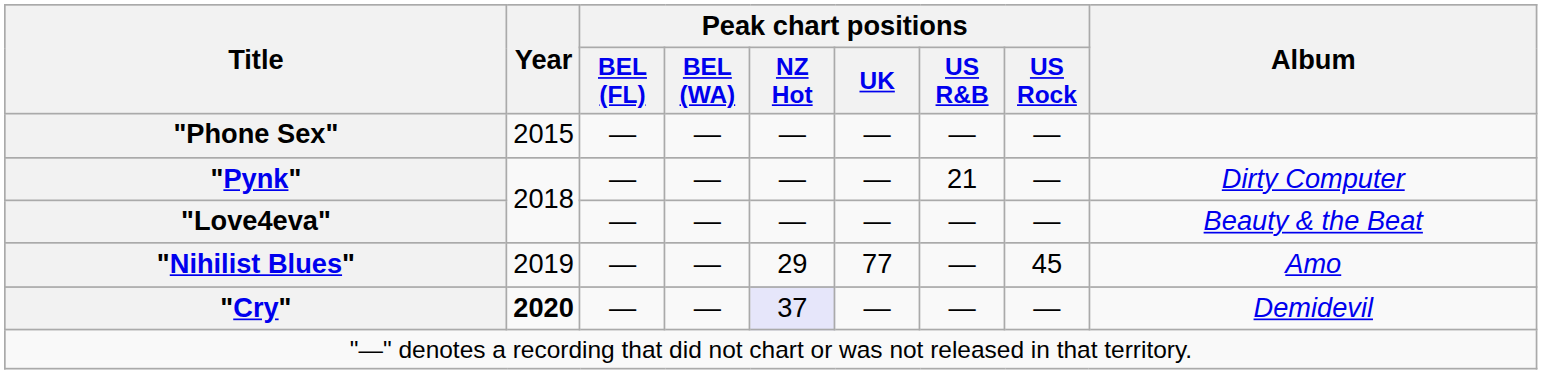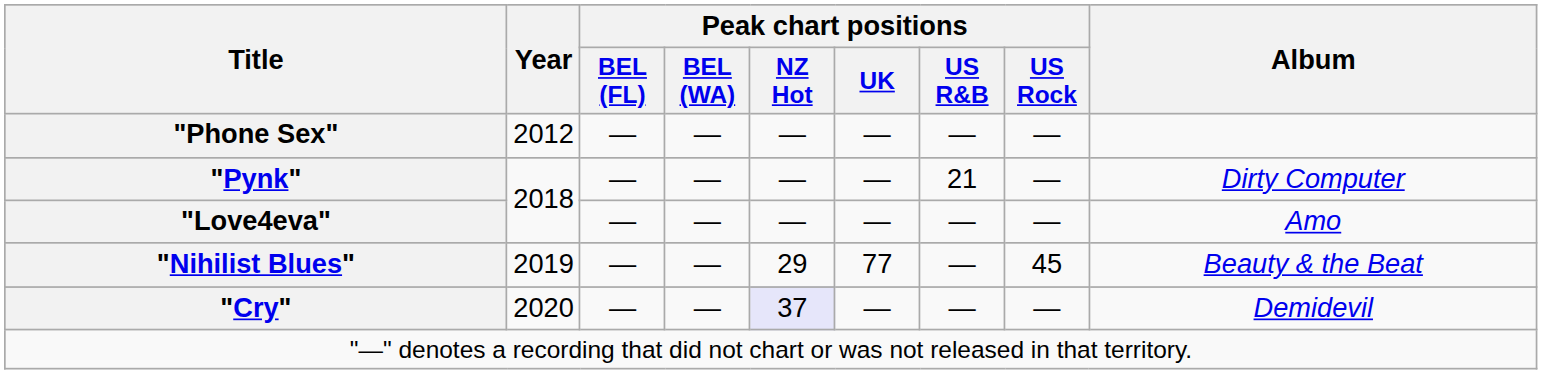(544, 135) 2015 -> (544, 135) 2012
(1313, 221) Beauty & the Beat -> (1313, 221) Amo
(1313, 264) Amo -> (1313, 264) Beauty & the Beat
(544, 307) bold -> (544, 307) normal
